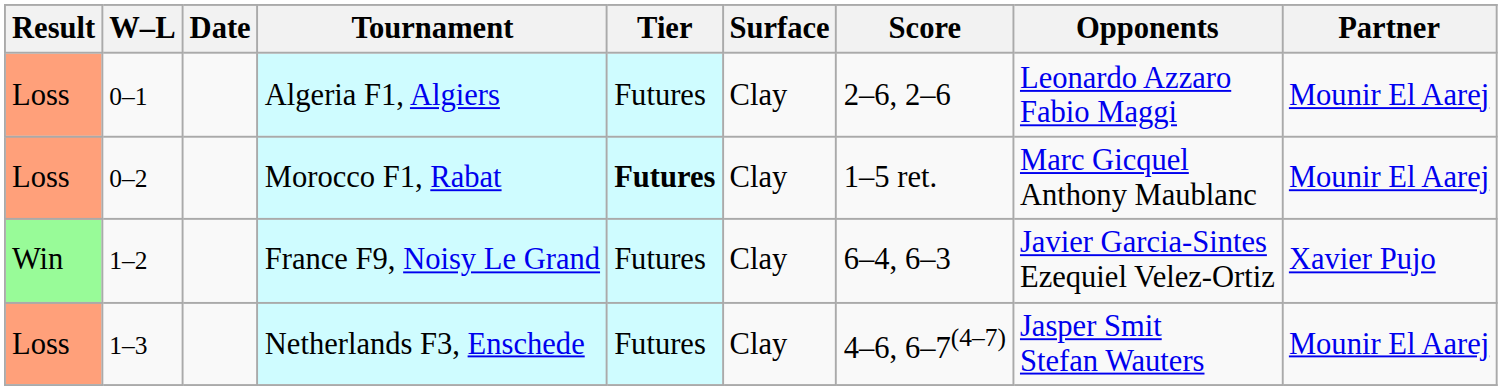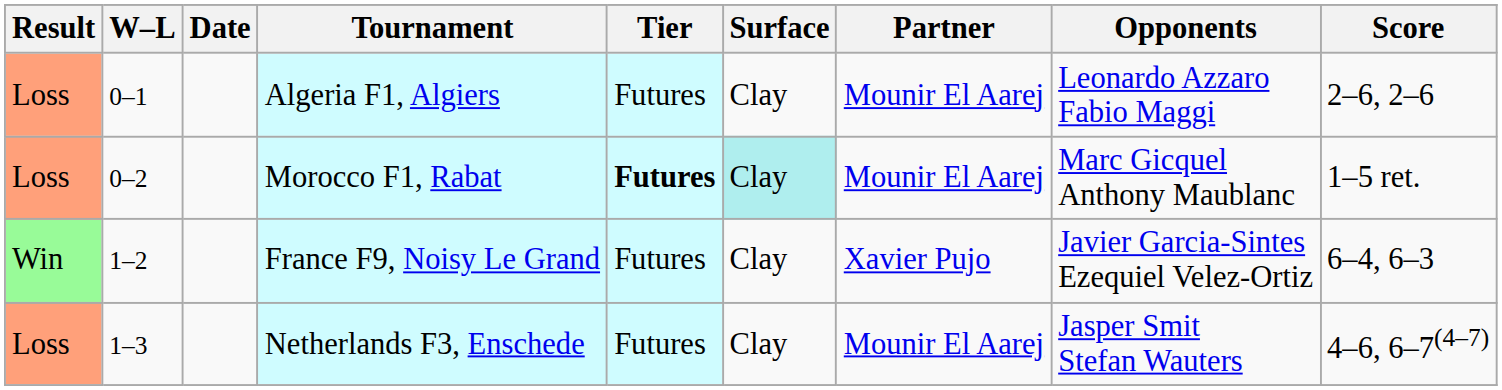columns swapped: (1389, 28) <-> (925, 28)
(758, 177) no background -> (758, 177) paleturquoise background
